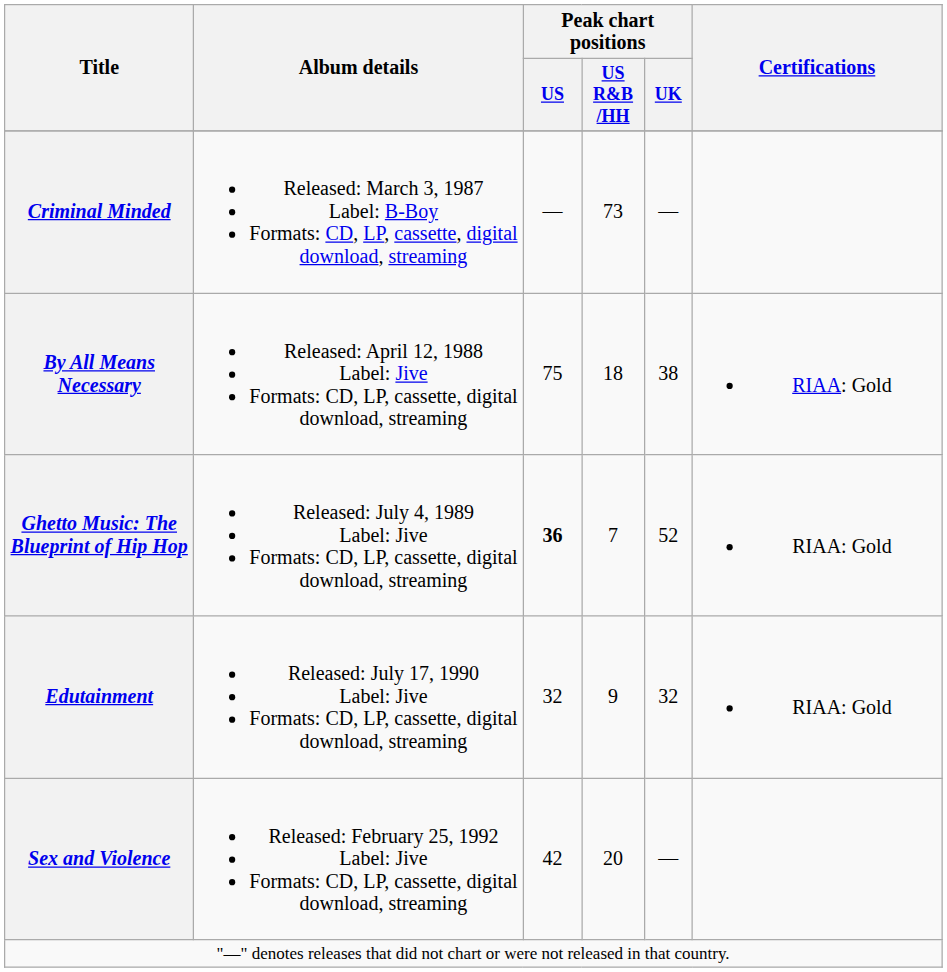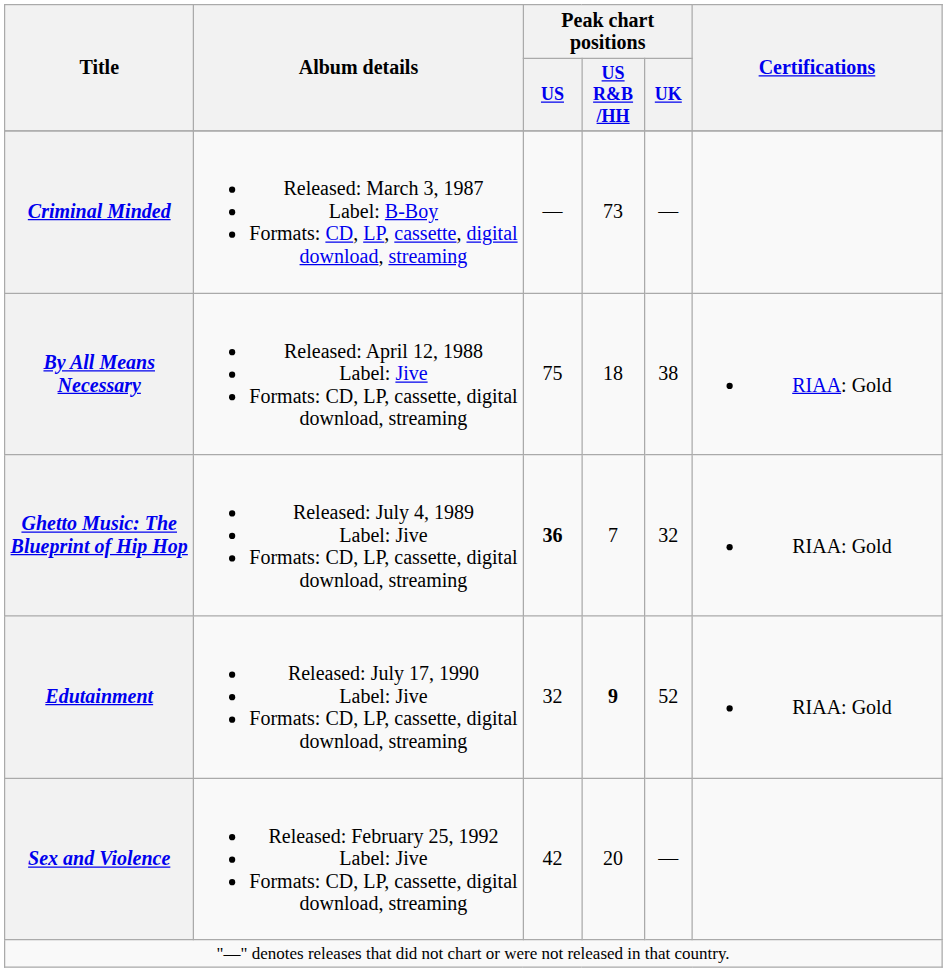(668, 535) 52 -> (668, 535) 32
(613, 696) normal -> (613, 696) bold
(668, 696) 32 -> (668, 696) 52
